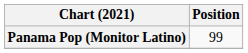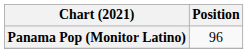(216, 37) 99 -> (216, 37) 96
